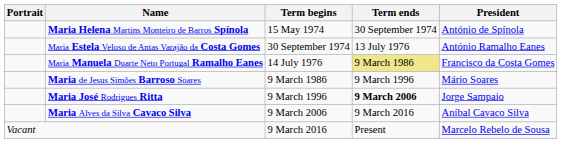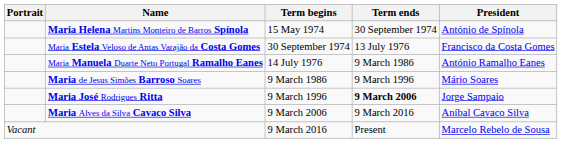(493, 46) António Ramalho Eanes -> (498, 46) Francisco da Costa Gomes
(384, 63) khaki background -> (384, 63) no background
(498, 63) Francisco da Costa Gomes -> (493, 63) António Ramalho Eanes
